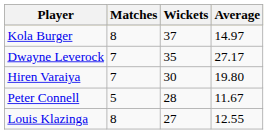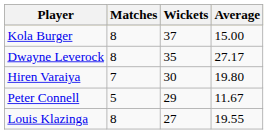(229, 35) 14.97 -> (229, 35) 15.00
(113, 56) 7 -> (113, 56) 8
(170, 98) 28 -> (170, 98) 29
(229, 118) 12.55 -> (229, 118) 19.55
